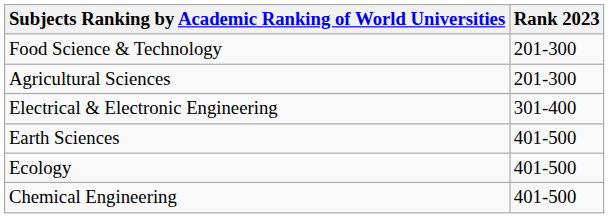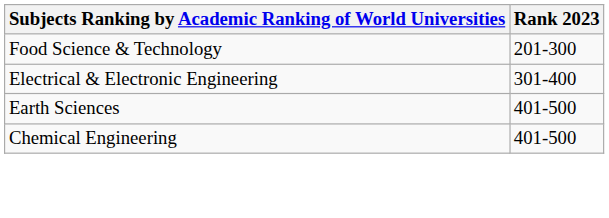- row: (90, 78)
- row: (40, 167)
